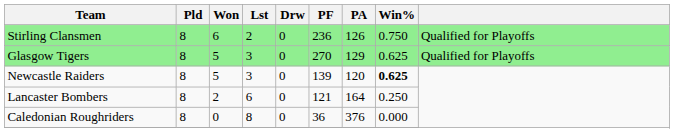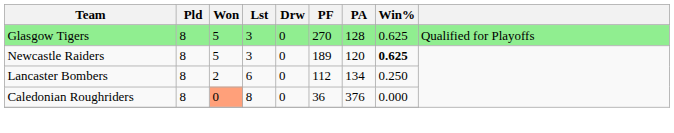- row: (54, 35)
(355, 55) 129 -> (355, 35) 128
(322, 76) 139 -> (322, 55) 189
(322, 96) 121 -> (322, 76) 112
(355, 96) 164 -> (355, 76) 134
(216, 117) no background -> (216, 96) lightsalmon background
